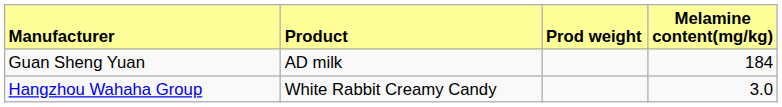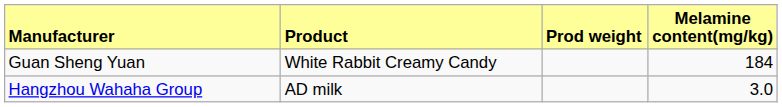(313, 62) AD milk -> (391, 62) White Rabbit Creamy Candy
(391, 89) White Rabbit Creamy Candy -> (313, 89) AD milk
